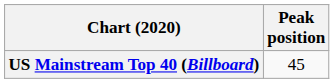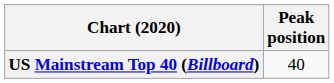(296, 64) 45 -> (296, 64) 40
